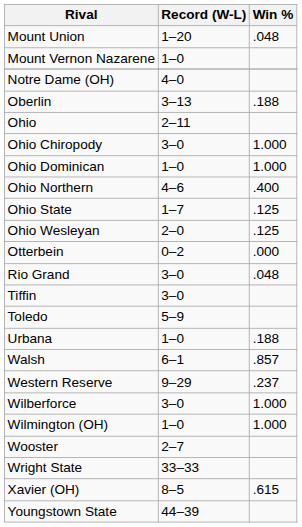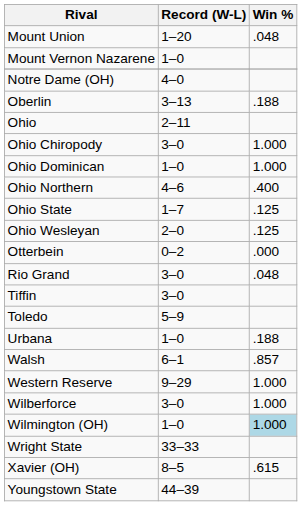(266, 381) .237 -> (270, 381) 1.000
(270, 425) no background -> (270, 425) lightblue background
- row: (33, 446)
